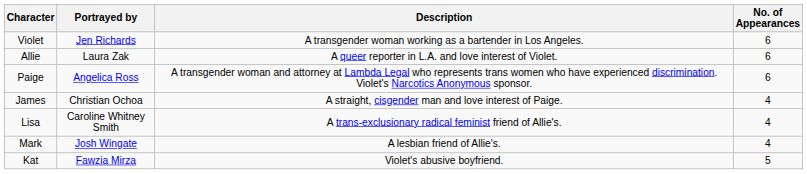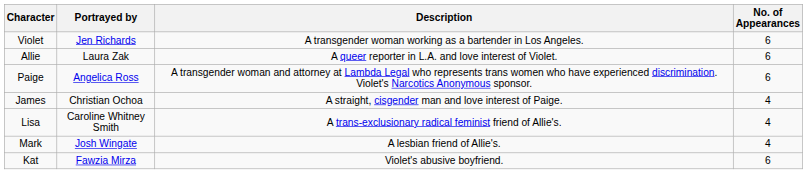(768, 160) 5 -> (768, 160) 6
